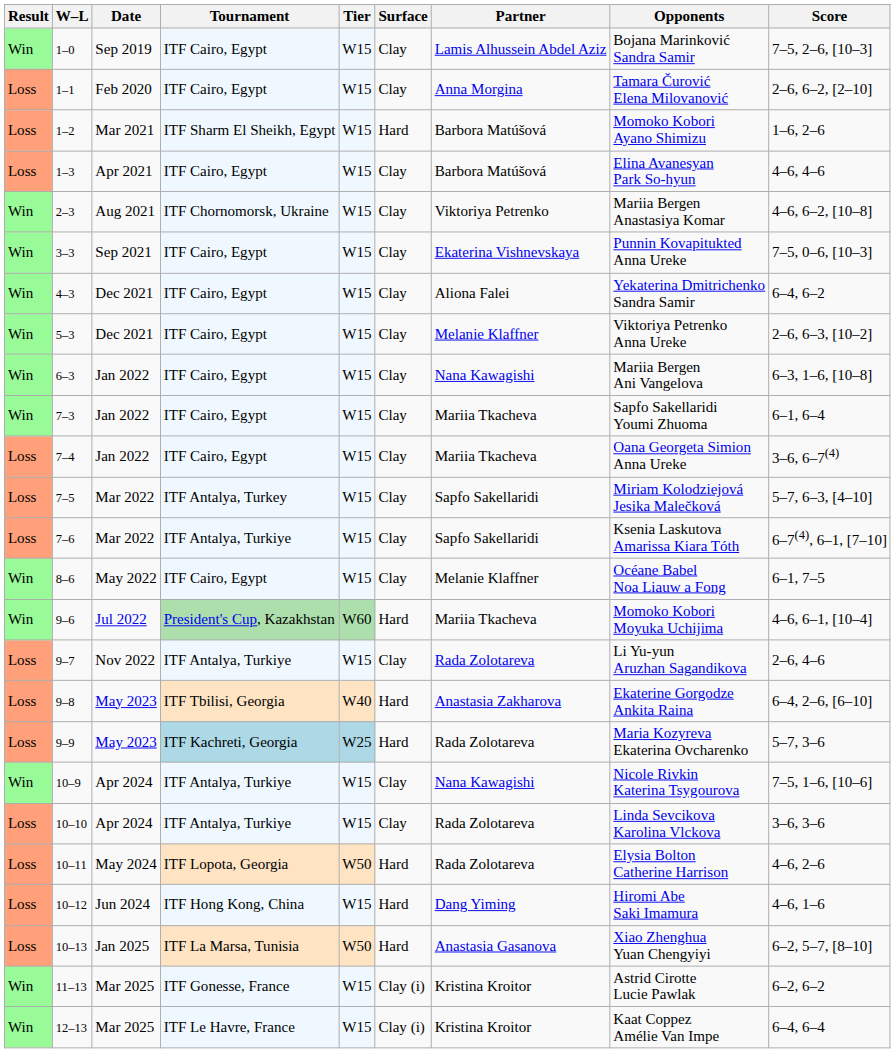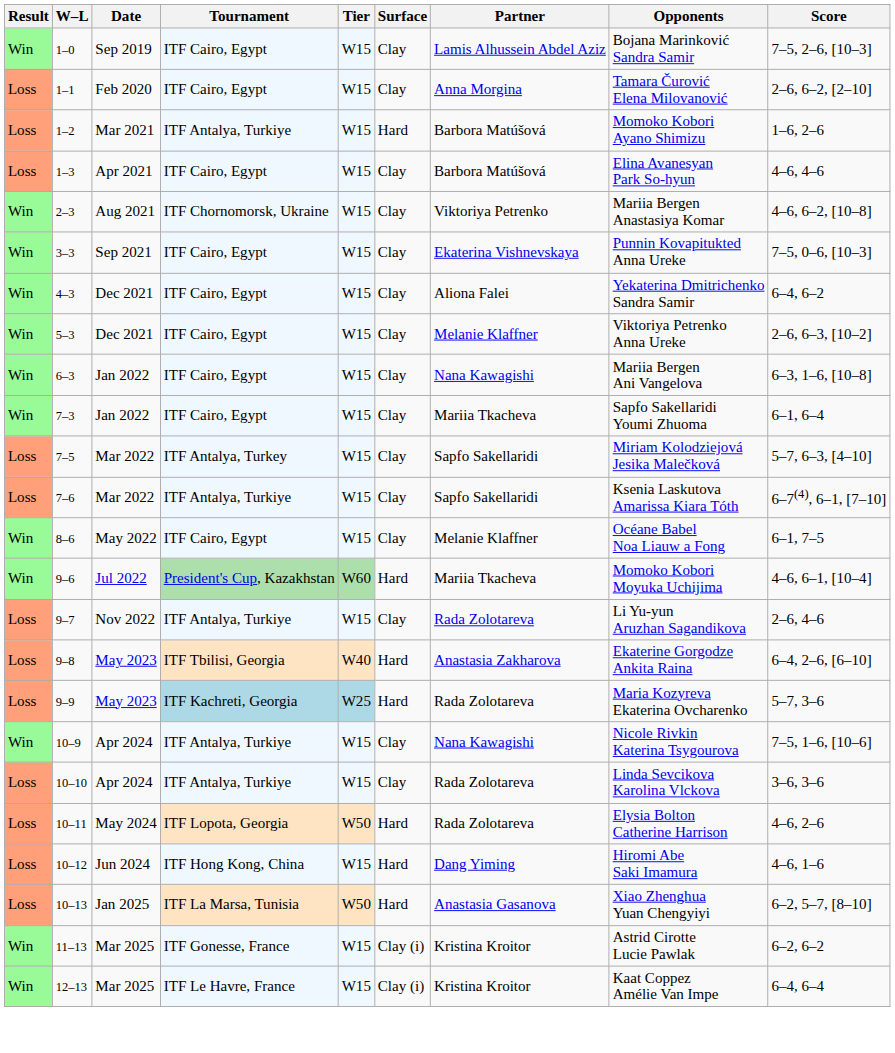(250, 130) ITF Sharm El Sheikh, Egypt -> (227, 130) ITF Antalya, Turkiye
- row: (65, 457)
